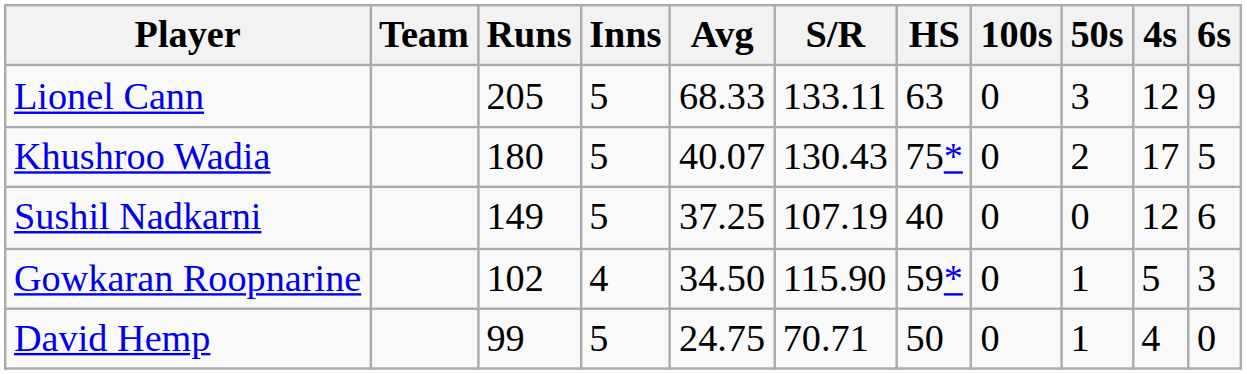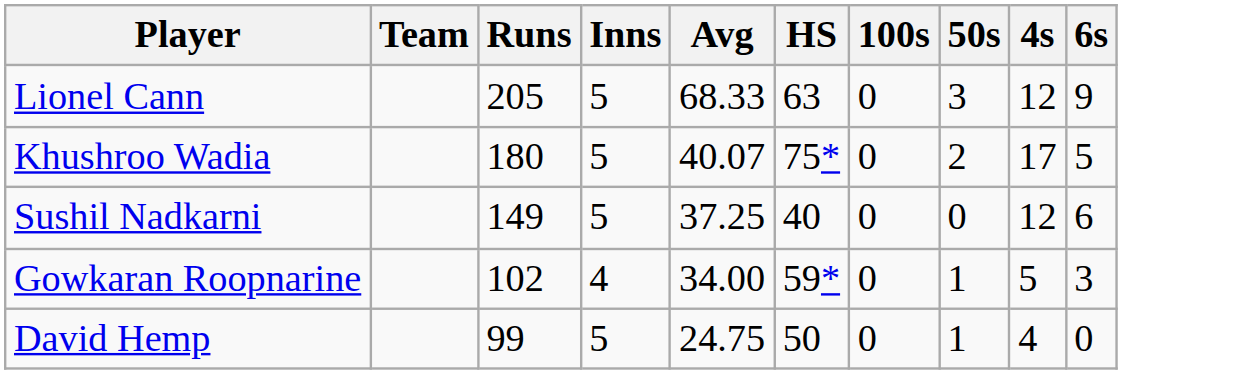- column: (835, 34)
(722, 277) 34.50 -> (722, 277) 34.00
